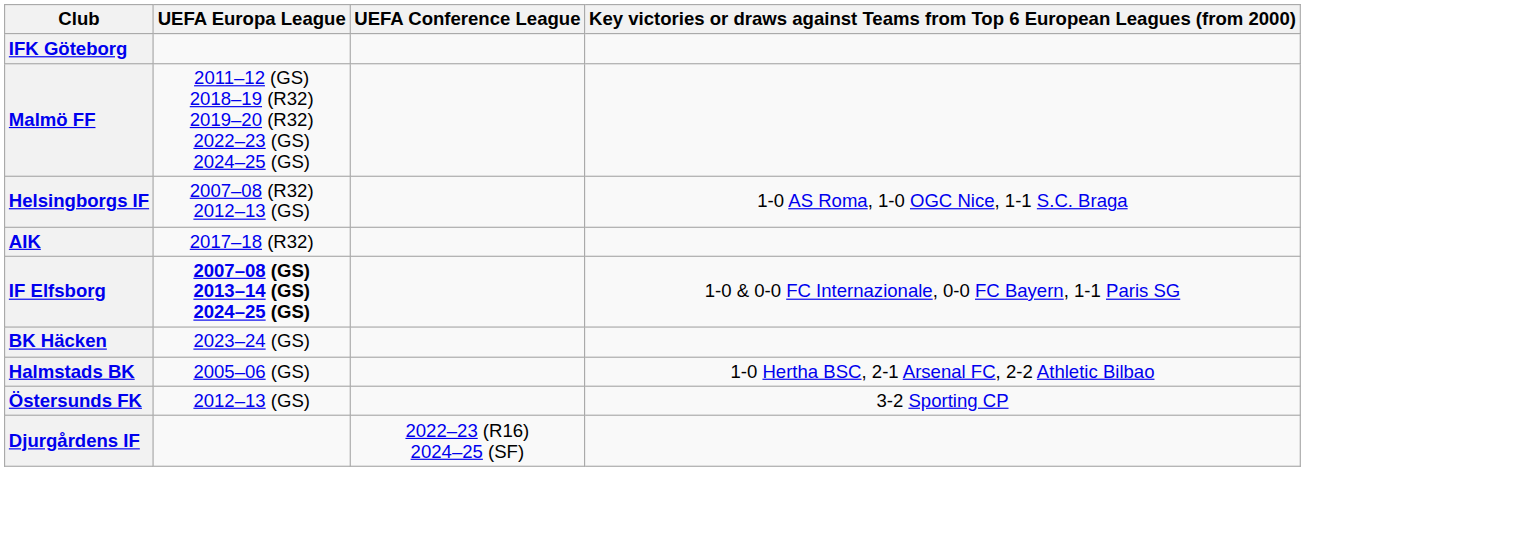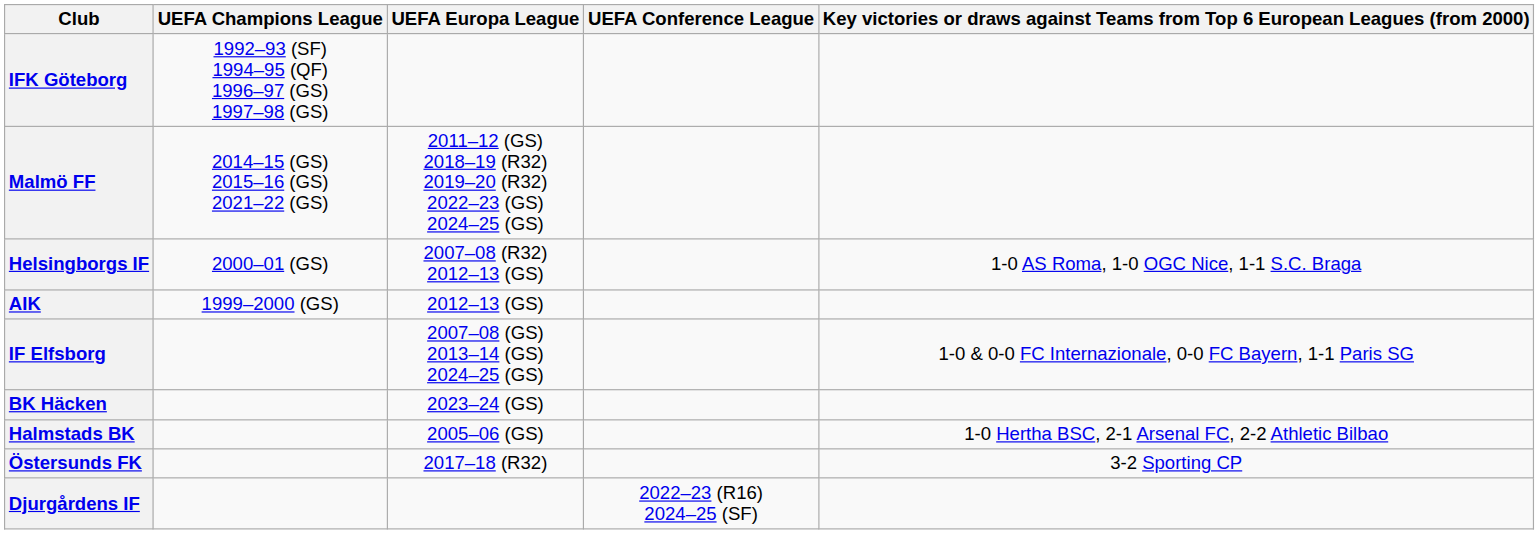+ column: (270, 19)
(252, 241) 2017–18 (R32) -> (485, 303) 2012–13 (GS)
(252, 291) bold -> (485, 354) normal
(252, 400) 2012–13 (GS) -> (485, 463) 2017–18 (R32)
